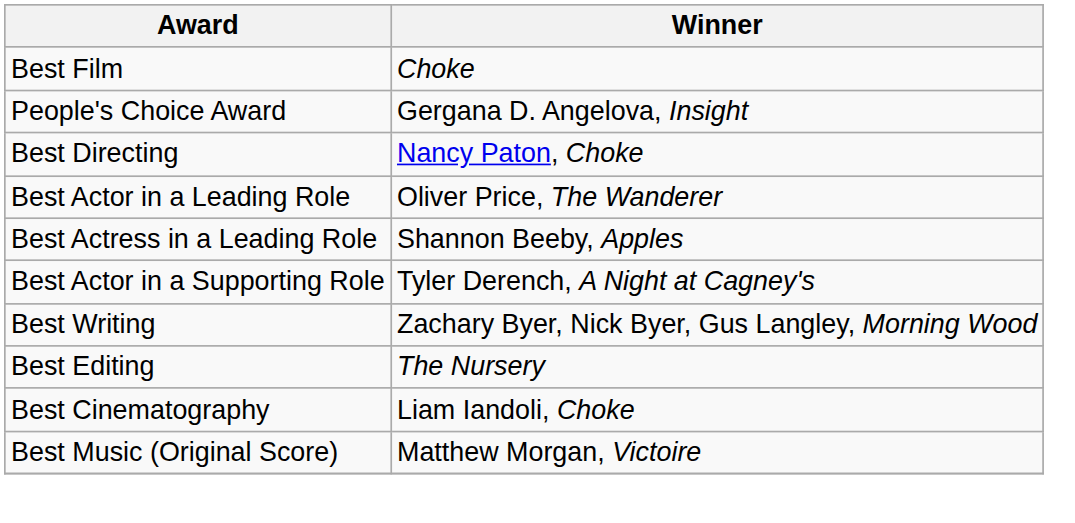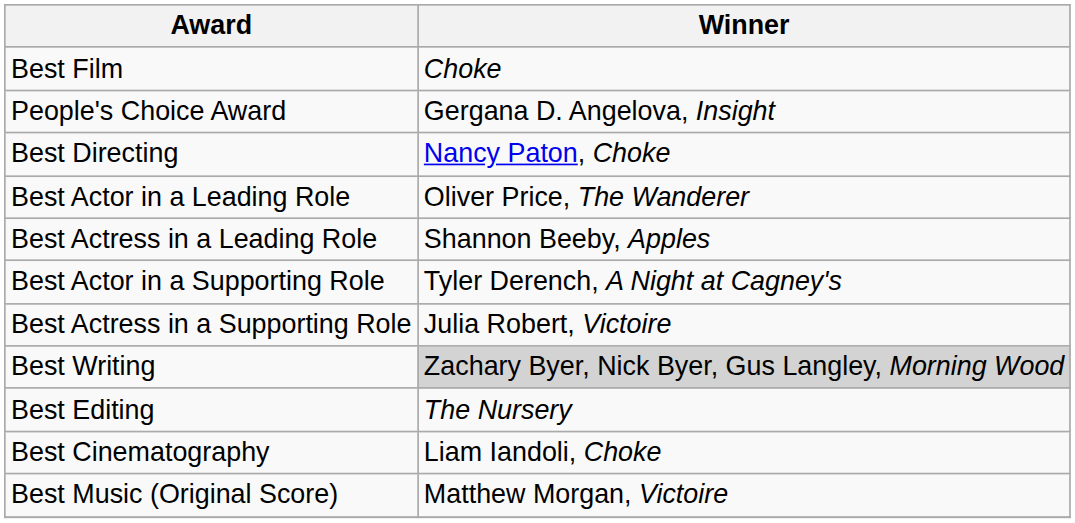+ row: (211, 324)
(717, 324) no background -> (744, 366) lightgrey background
